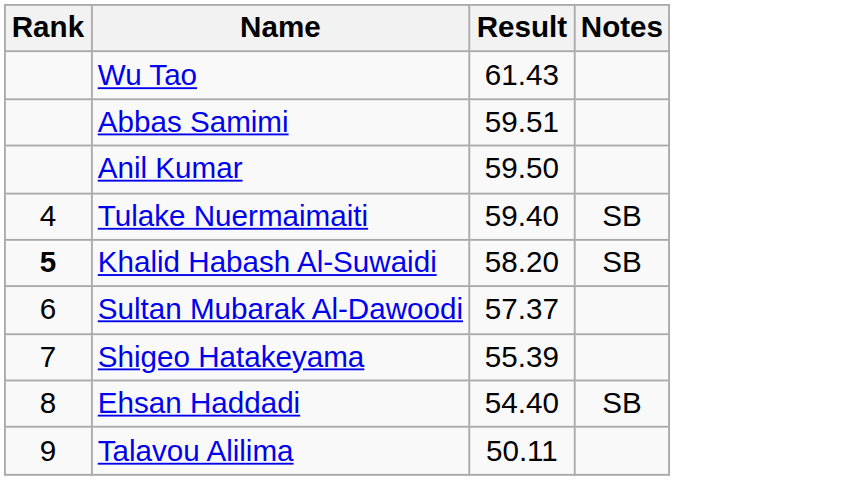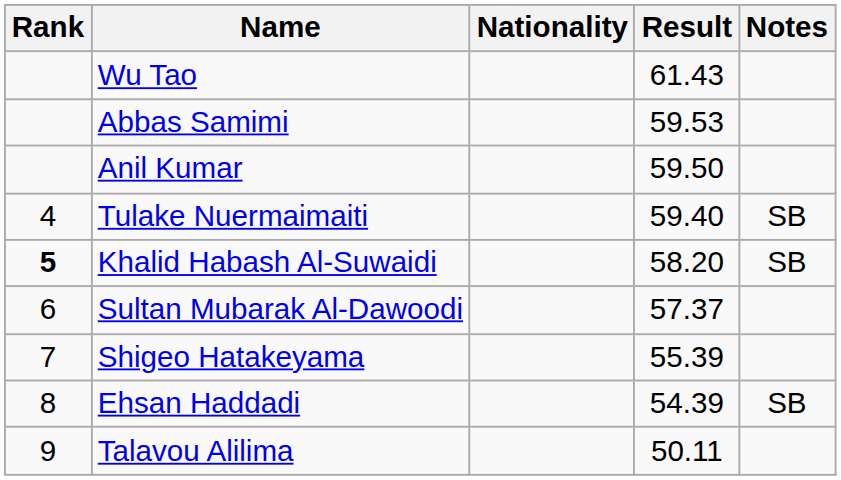+ column: (552, 27)
(522, 121) 59.51 -> (687, 121) 59.53
(522, 403) 54.40 -> (687, 403) 54.39
